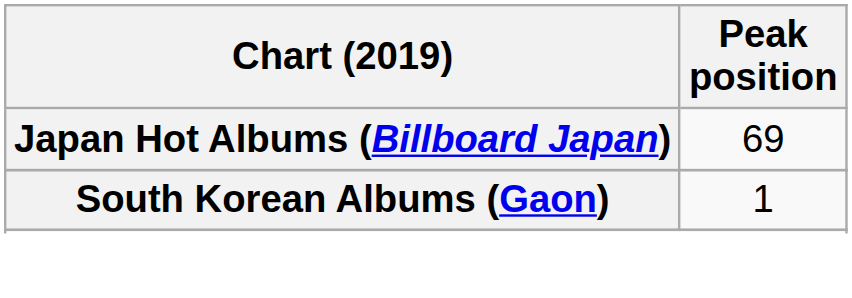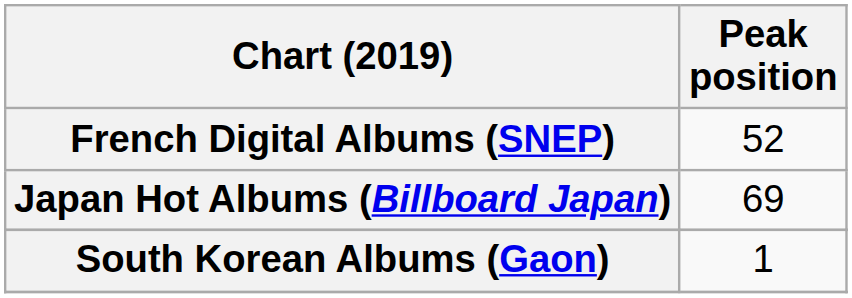+ row: (343, 138)
